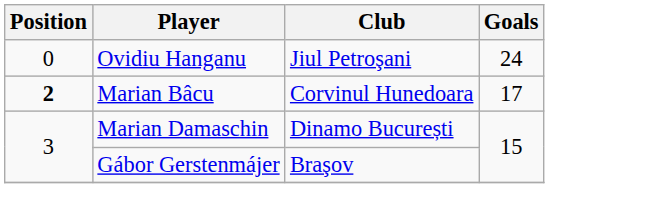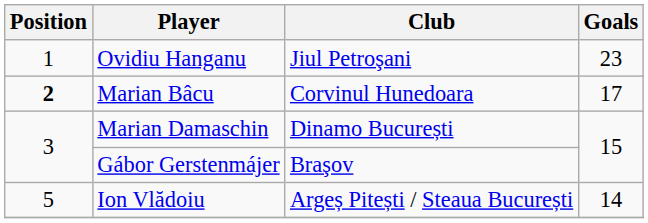(48, 57) 0 -> (48, 57) 1
(511, 57) 24 -> (611, 57) 23
+ row: (151, 199)
